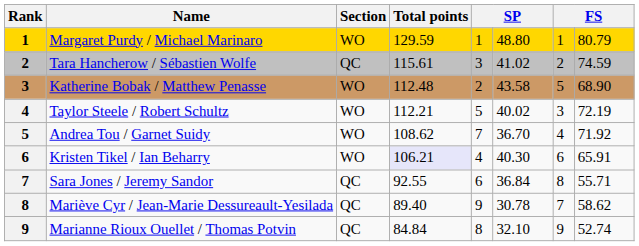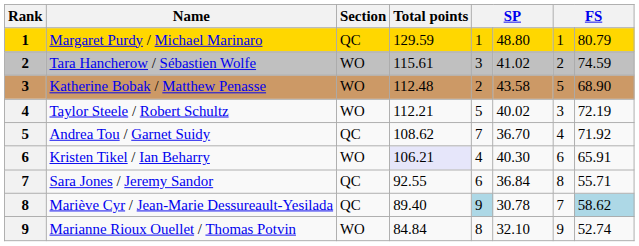(352, 39) WO -> (350, 39) QC
(350, 63) QC -> (352, 63) WO
(352, 134) WO -> (350, 134) QC
(479, 205) no background -> (479, 205) lightblue background
(594, 205) no background -> (594, 205) lightblue background
(350, 228) QC -> (352, 228) WO
